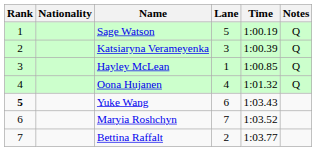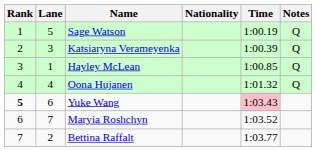columns swapped: (226, 13) <-> (65, 13)
(261, 102) no background -> (261, 102) pink background
